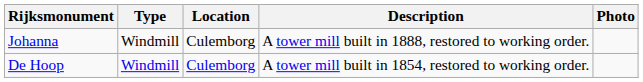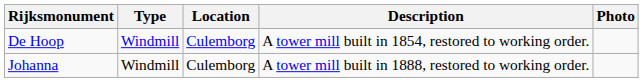rows swapped: (36, 65) <-> (33, 41)
